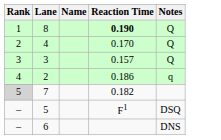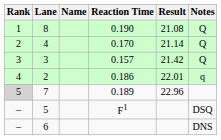+ column: (172, 12)
(122, 28) bold -> (122, 28) normal
(122, 92) 0.182 -> (122, 92) 0.189
